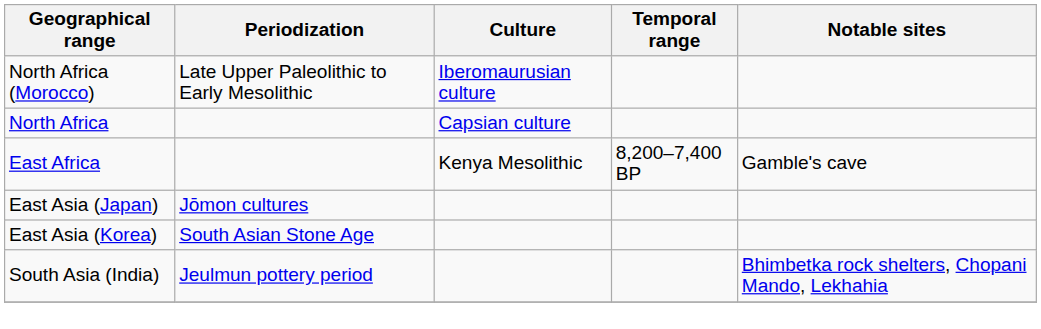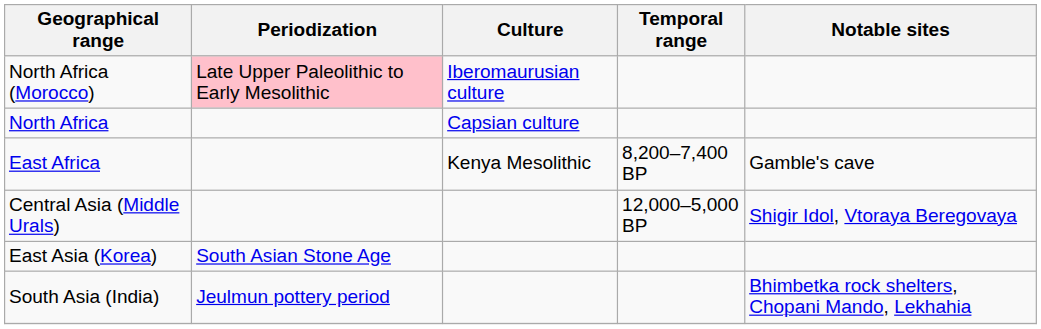(283, 81) no background -> (300, 81) pink background
+ row: (94, 215)
- row: (84, 204)
